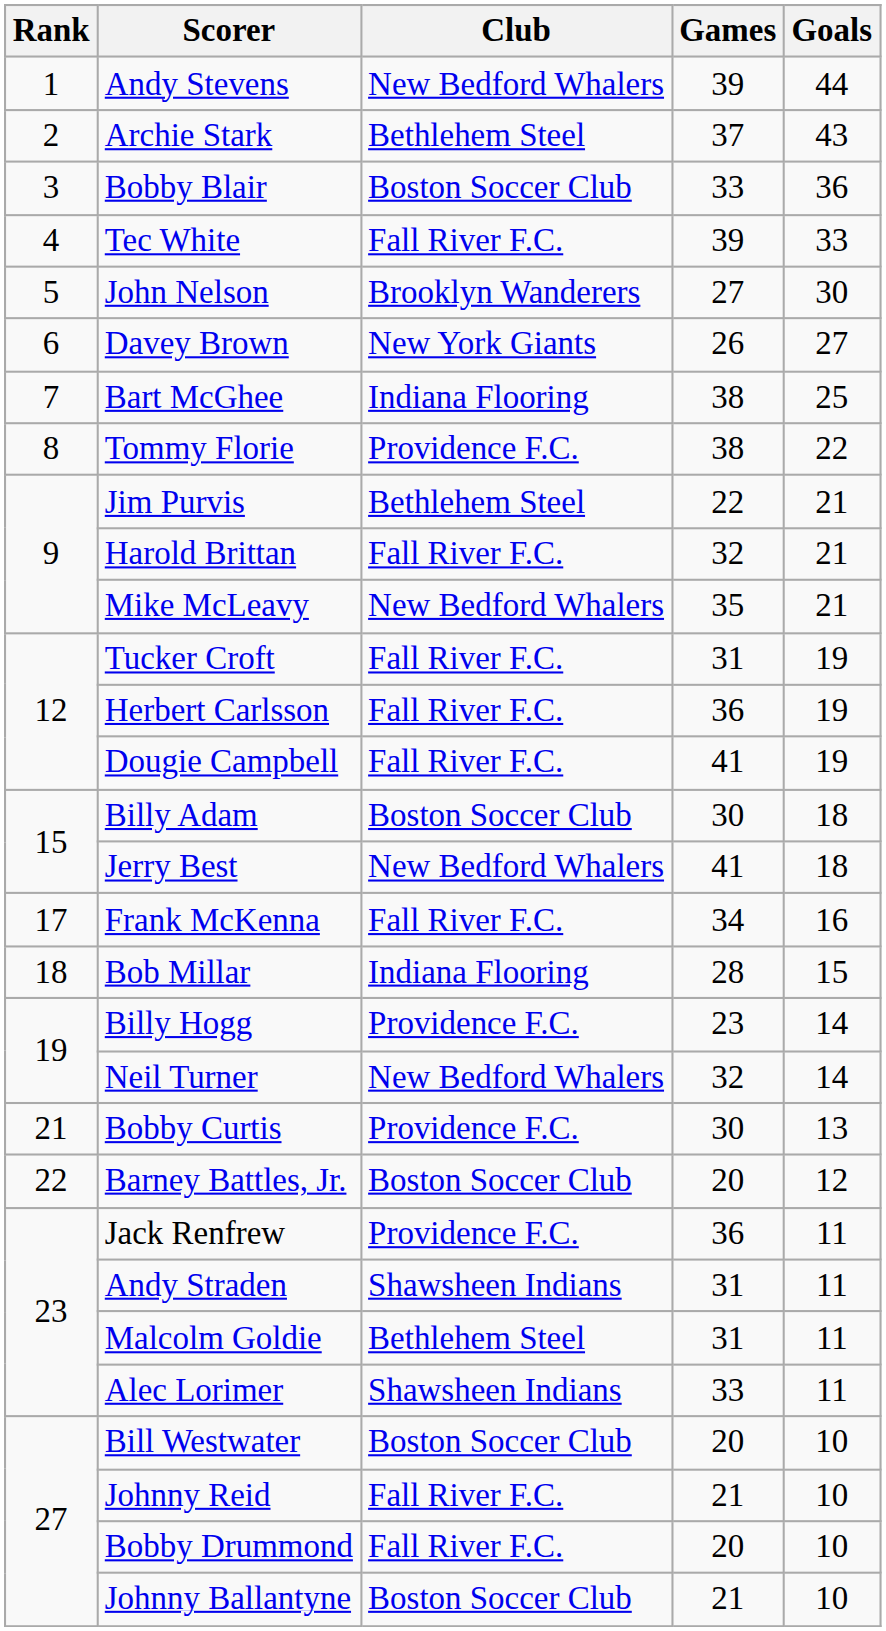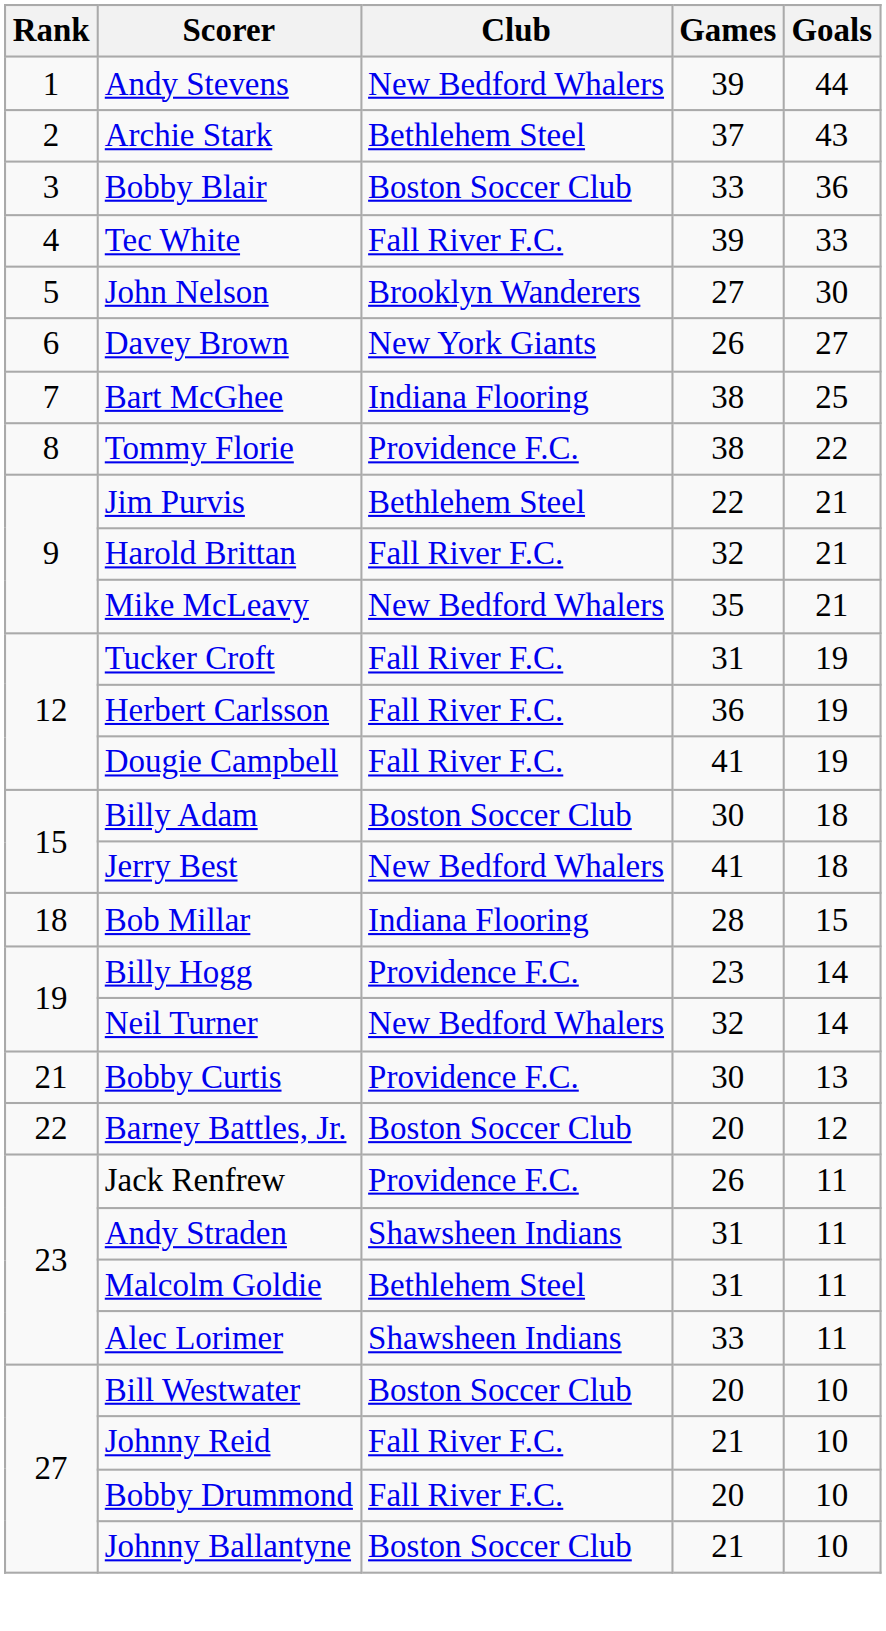- row: (212, 919)
(728, 1232) 36 -> (728, 1180) 26
